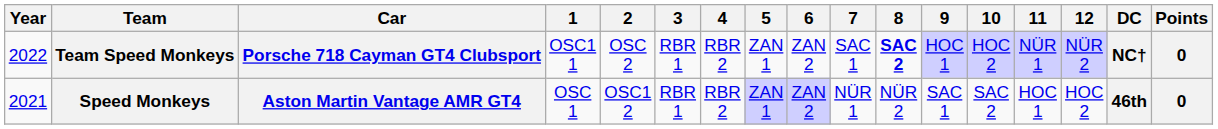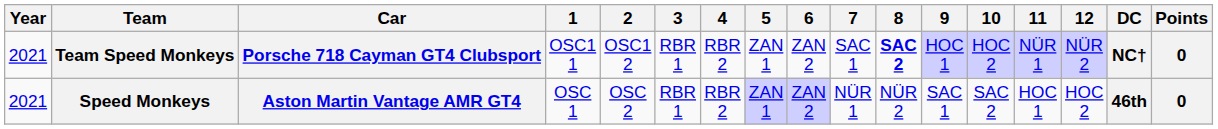(28, 55) 2022 -> (28, 55) 2021
(628, 55) OSC 2 -> (628, 55) OSC1 2
(628, 101) OSC1 2 -> (628, 101) OSC 2
